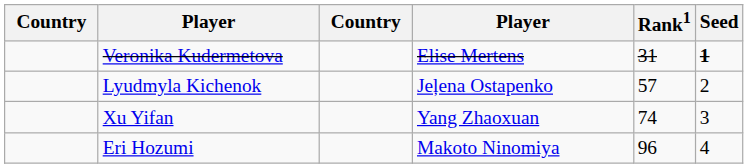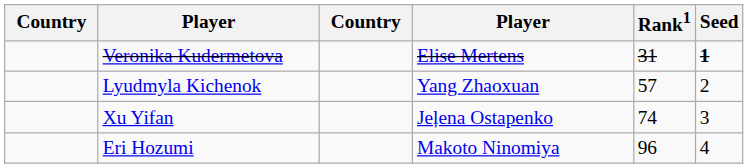(485, 86) Jeļena Ostapenko -> (478, 86) Yang Zhaoxuan
(478, 117) Yang Zhaoxuan -> (485, 117) Jeļena Ostapenko
